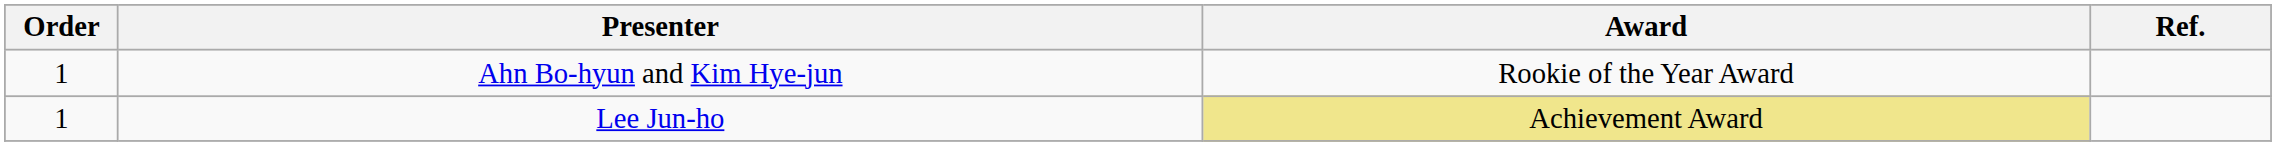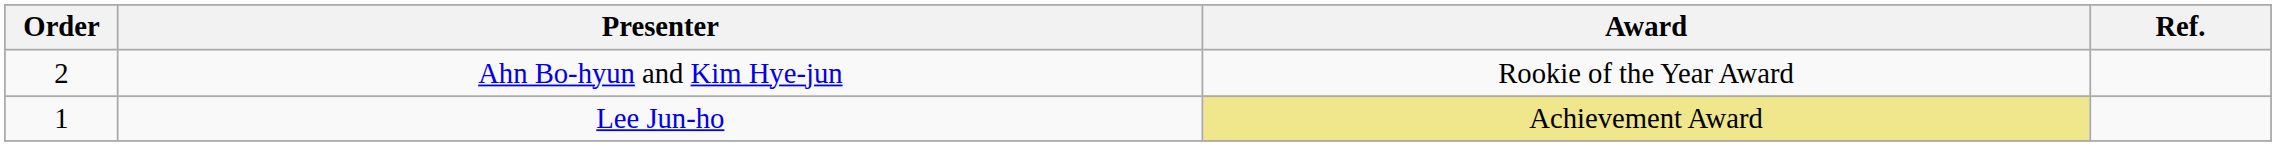(62, 72) 1 -> (62, 72) 2
